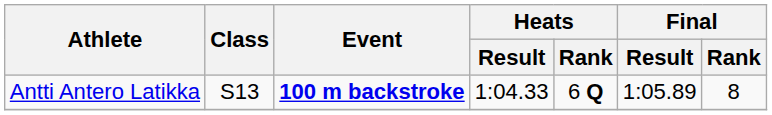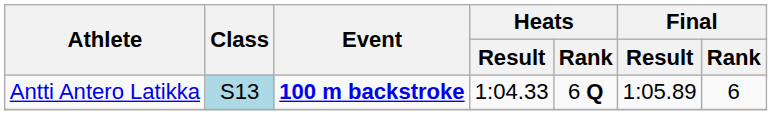(240, 92) no background -> (240, 92) lightblue background
(734, 92) 8 -> (734, 92) 6
